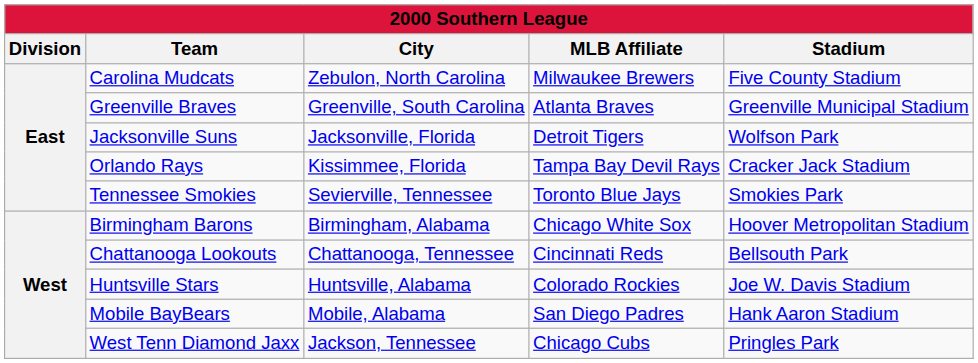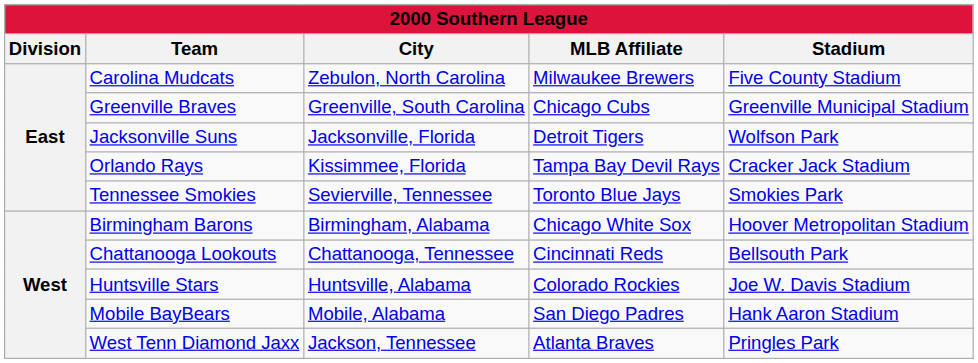(593, 107) Atlanta Braves -> (591, 107) Chicago Cubs
(591, 343) Chicago Cubs -> (593, 343) Atlanta Braves
